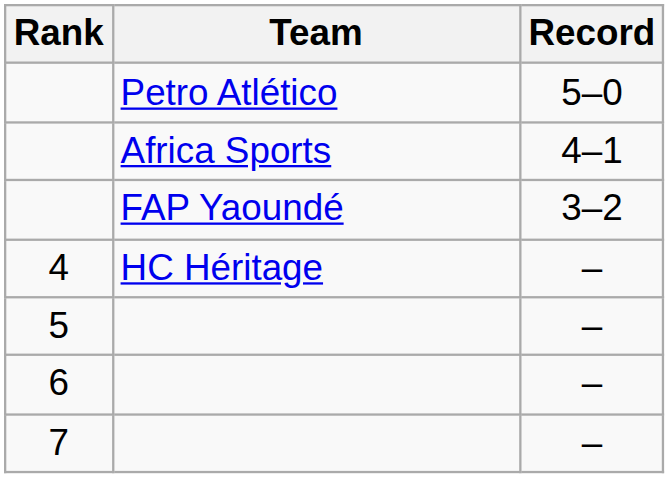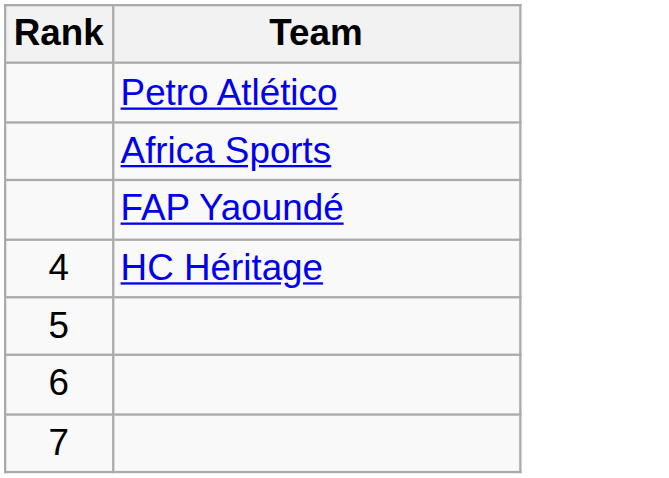- column: (592, 33)
